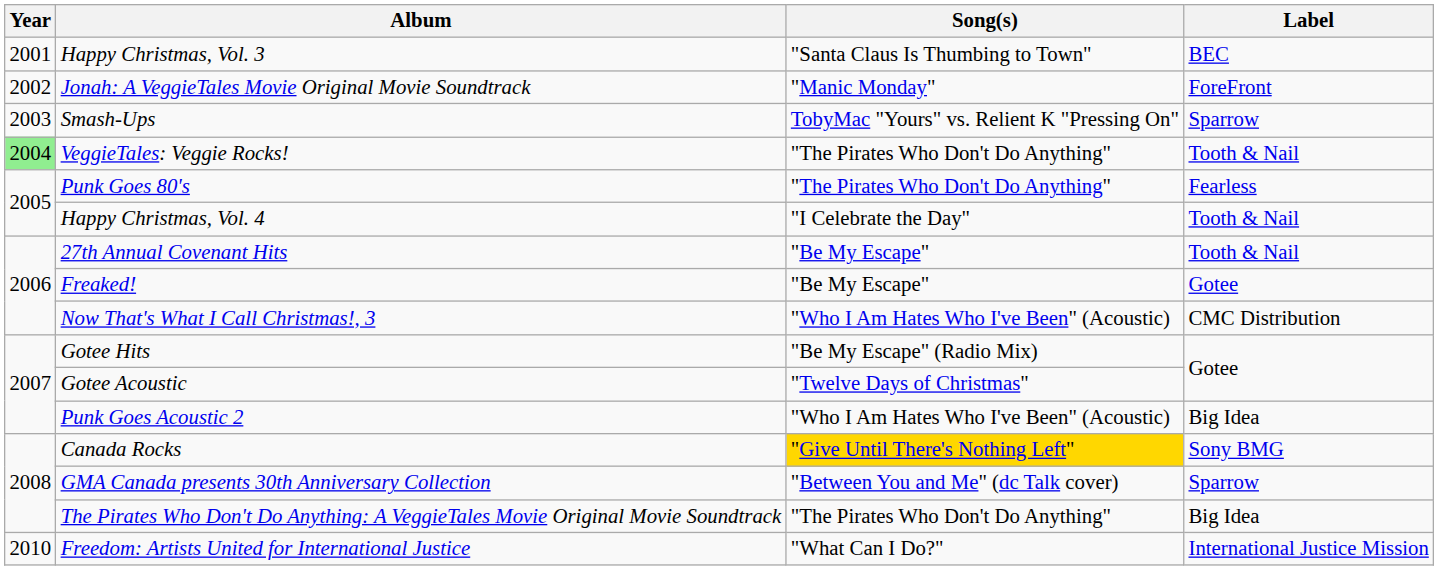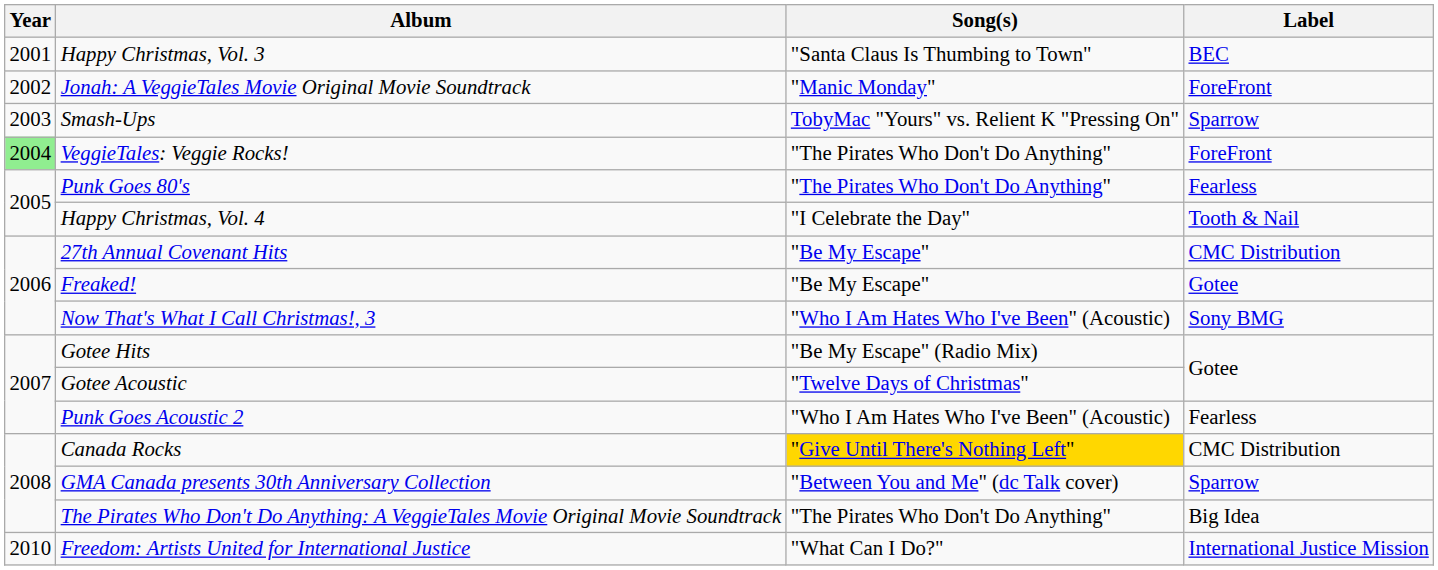(1244, 152) Tooth & Nail -> (1230, 152) ForeFront
(1244, 251) Tooth & Nail -> (1264, 251) CMC Distribution
(1264, 317) CMC Distribution -> (1236, 317) Sony BMG
(1224, 416) Big Idea -> (1223, 416) Fearless
(1236, 449) Sony BMG -> (1264, 449) CMC Distribution
